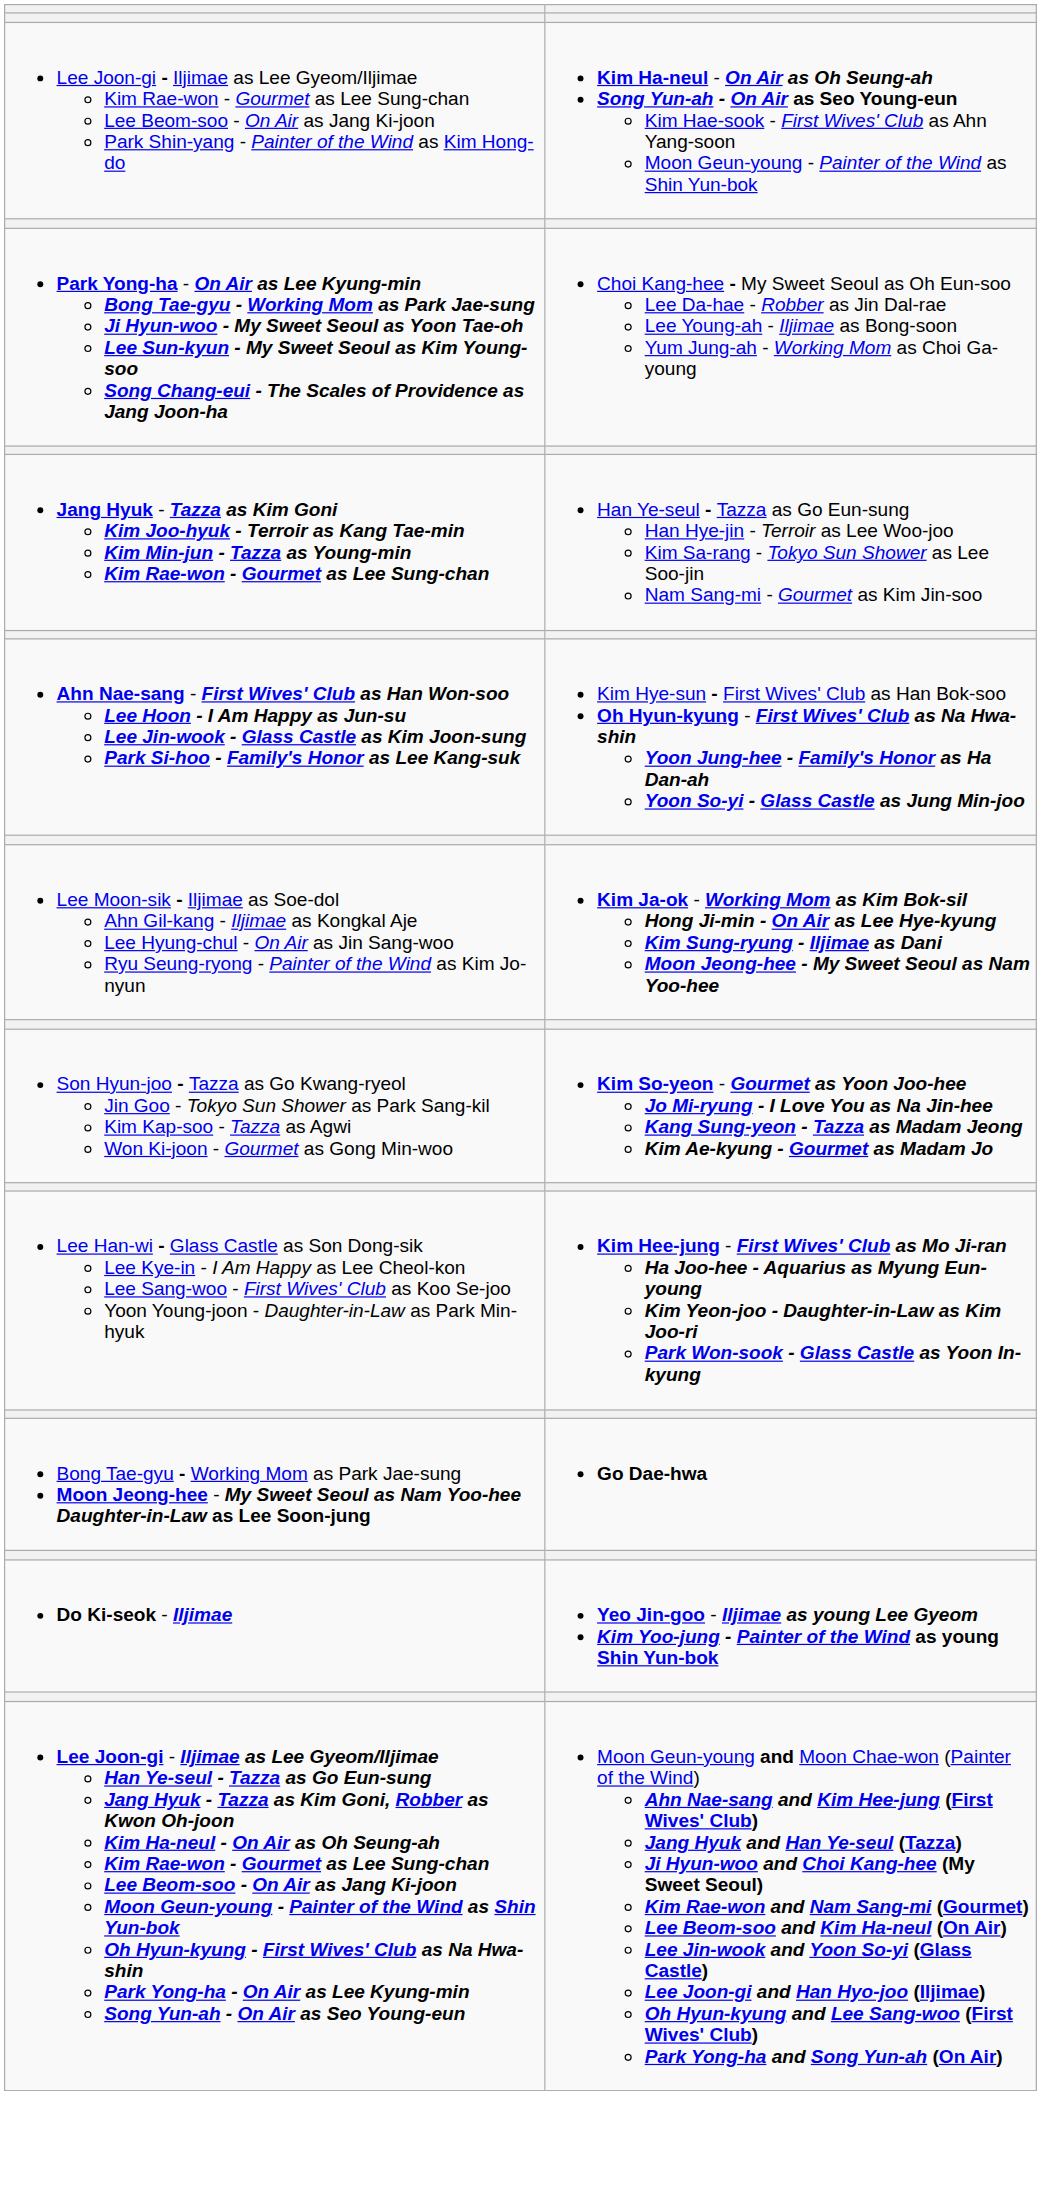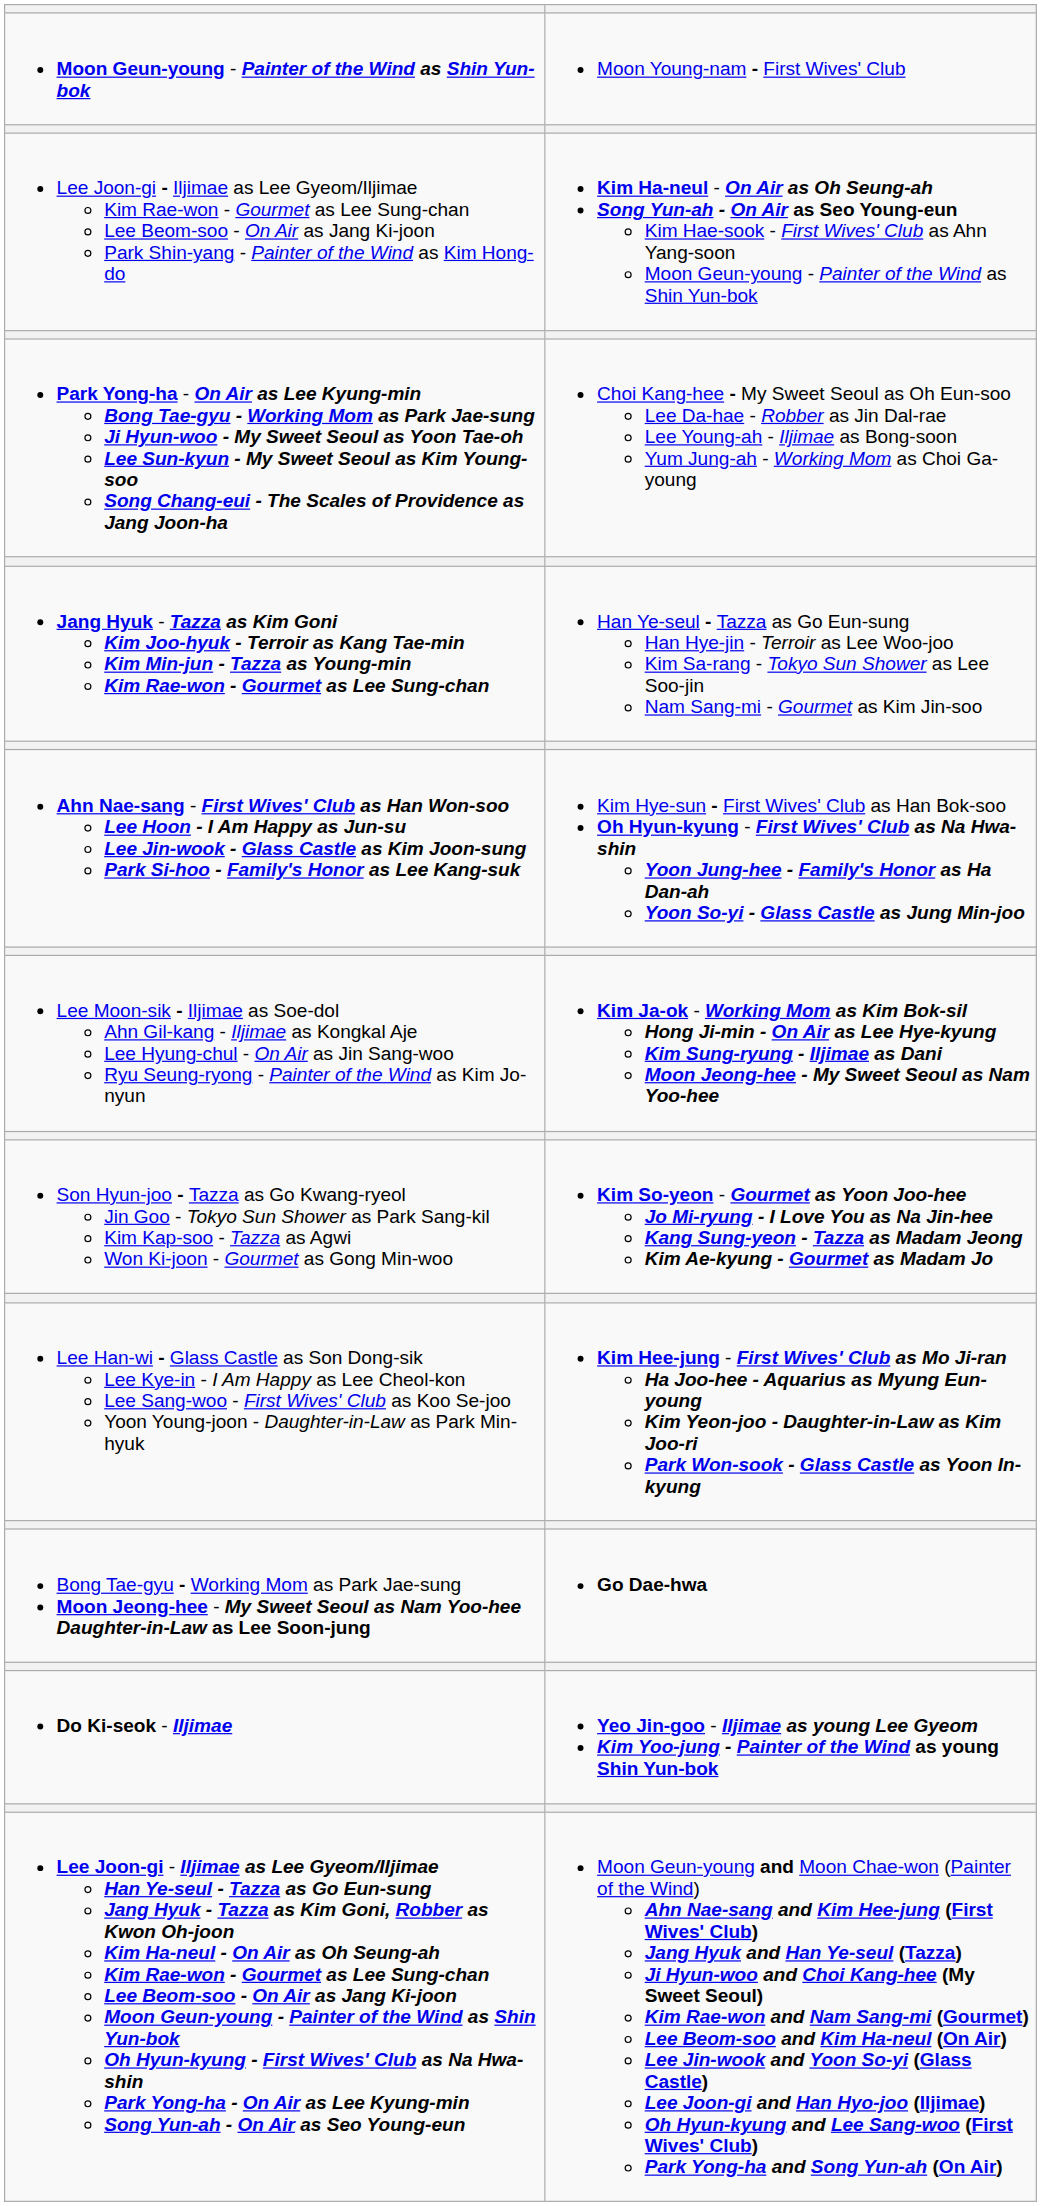+ row: (275, 80)
